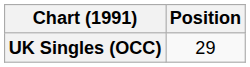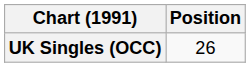(205, 47) 29 -> (205, 47) 26
